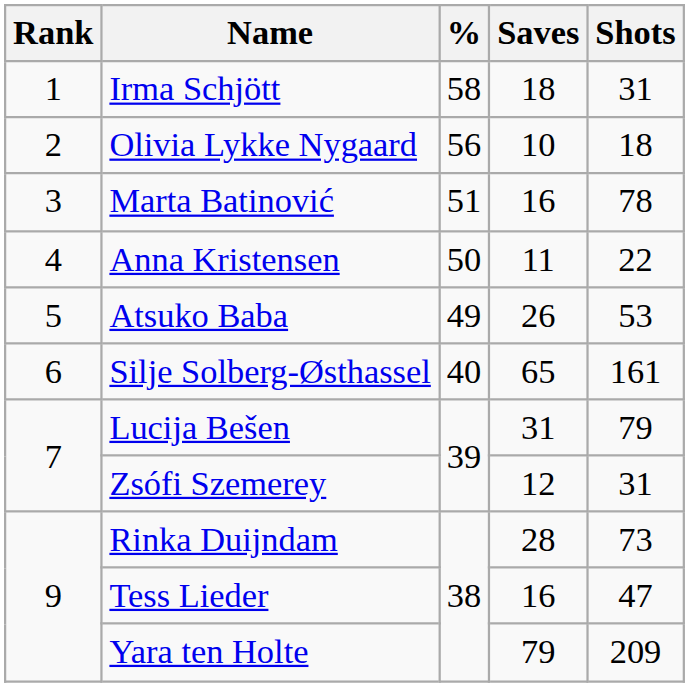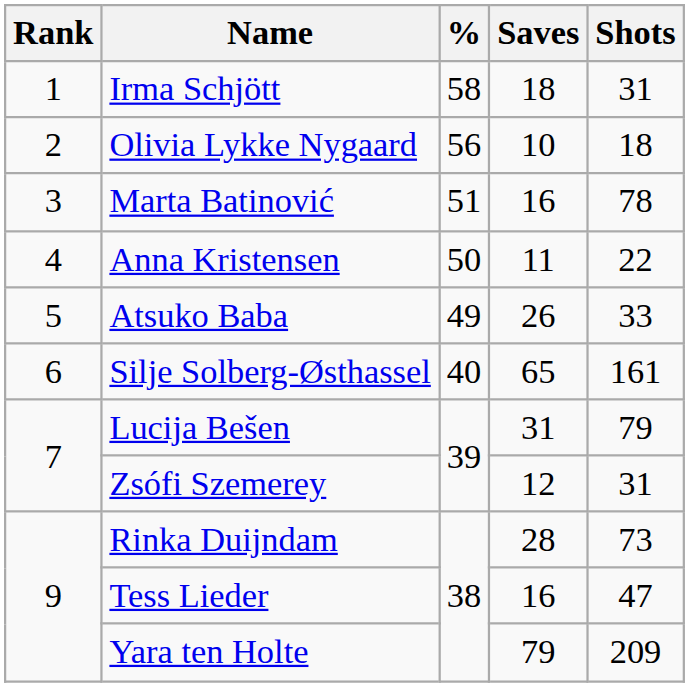(635, 314) 53 -> (635, 314) 33
